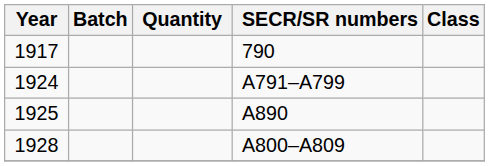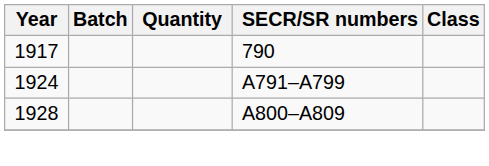- row: (262, 113)
